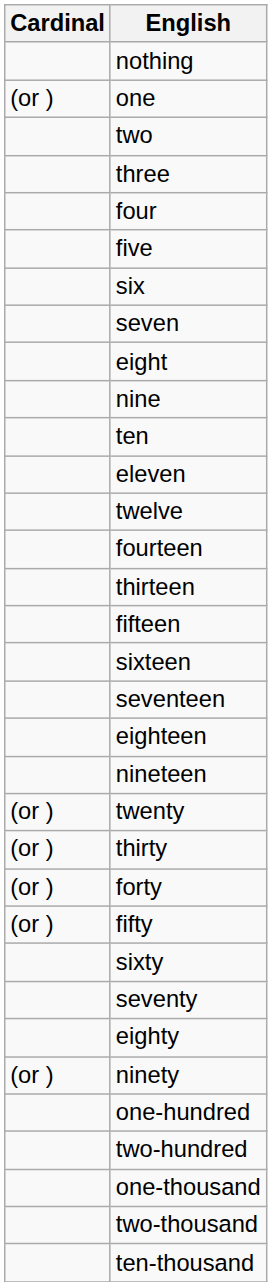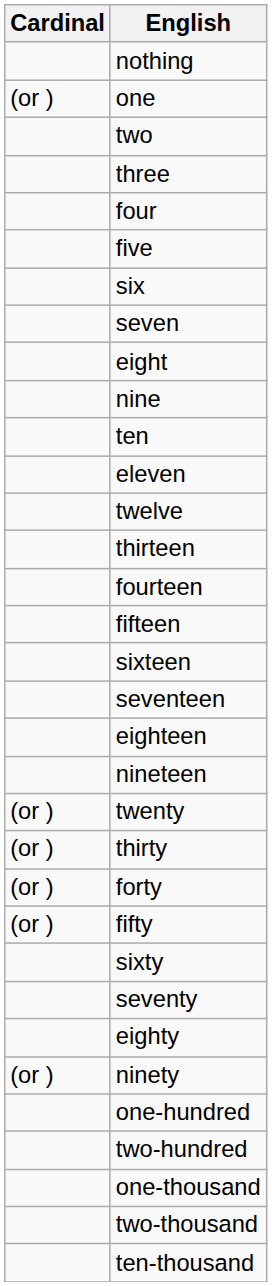rows swapped: (155, 586) <-> (159, 549)
